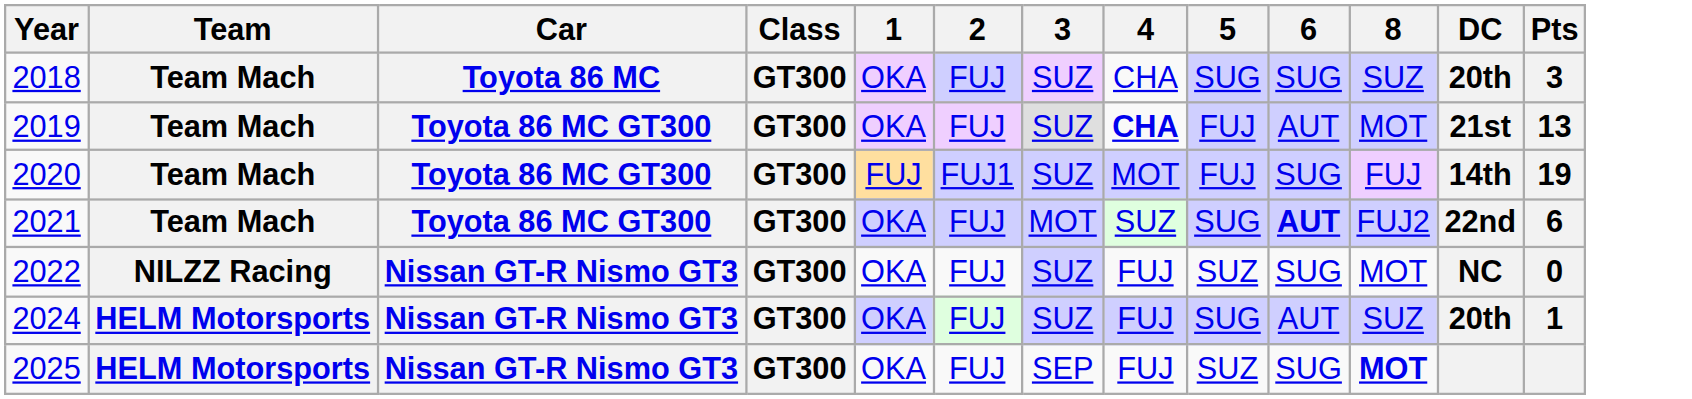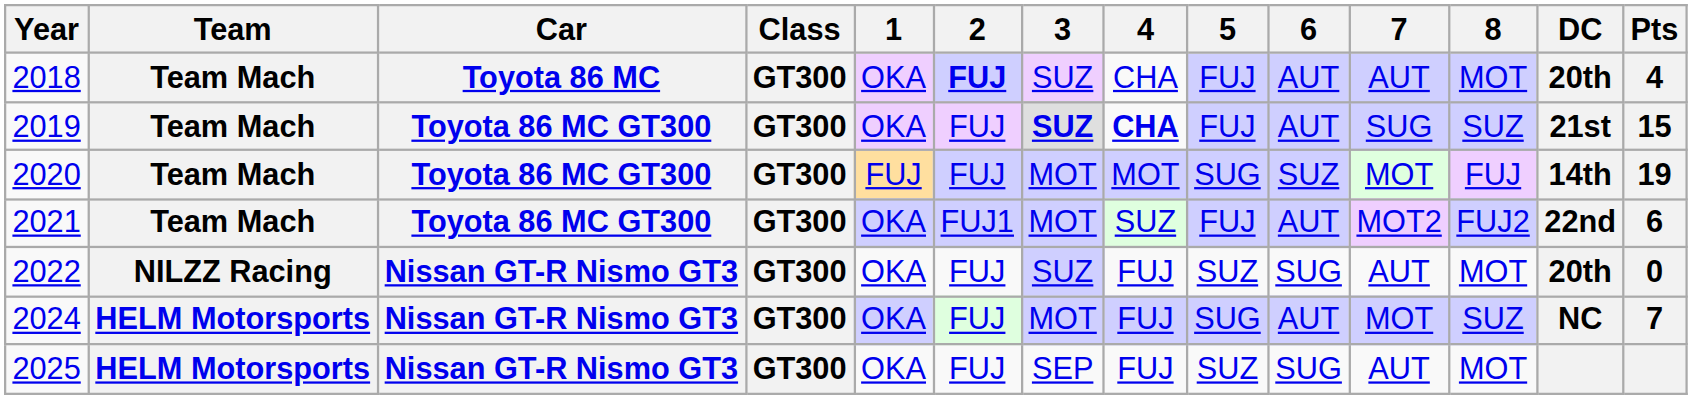+ column: (1399, 29)
(977, 77) normal -> (977, 77) bold
(1227, 77) SUG -> (1227, 77) FUJ
(1309, 77) SUG -> (1309, 77) AUT
(1393, 77) SUZ -> (1493, 77) MOT
(1555, 77) 3 -> (1654, 77) 4
(1063, 126) normal -> (1063, 126) bold
(1393, 126) MOT -> (1493, 126) SUZ
(1555, 126) 13 -> (1654, 126) 15
(977, 174) FUJ1 -> (977, 174) FUJ
(1063, 174) SUZ -> (1063, 174) MOT
(1227, 174) FUJ -> (1227, 174) SUG
(1309, 174) SUG -> (1309, 174) SUZ
(977, 223) FUJ -> (977, 223) FUJ1
(1227, 223) SUG -> (1227, 223) FUJ
(1309, 223) bold -> (1309, 223) normal
(1480, 271) NC -> (1580, 271) 20th
(1063, 320) SUZ -> (1063, 320) MOT
(1480, 320) 20th -> (1580, 320) NC
(1555, 320) 1 -> (1654, 320) 7
(1393, 368) bold -> (1493, 368) normal
